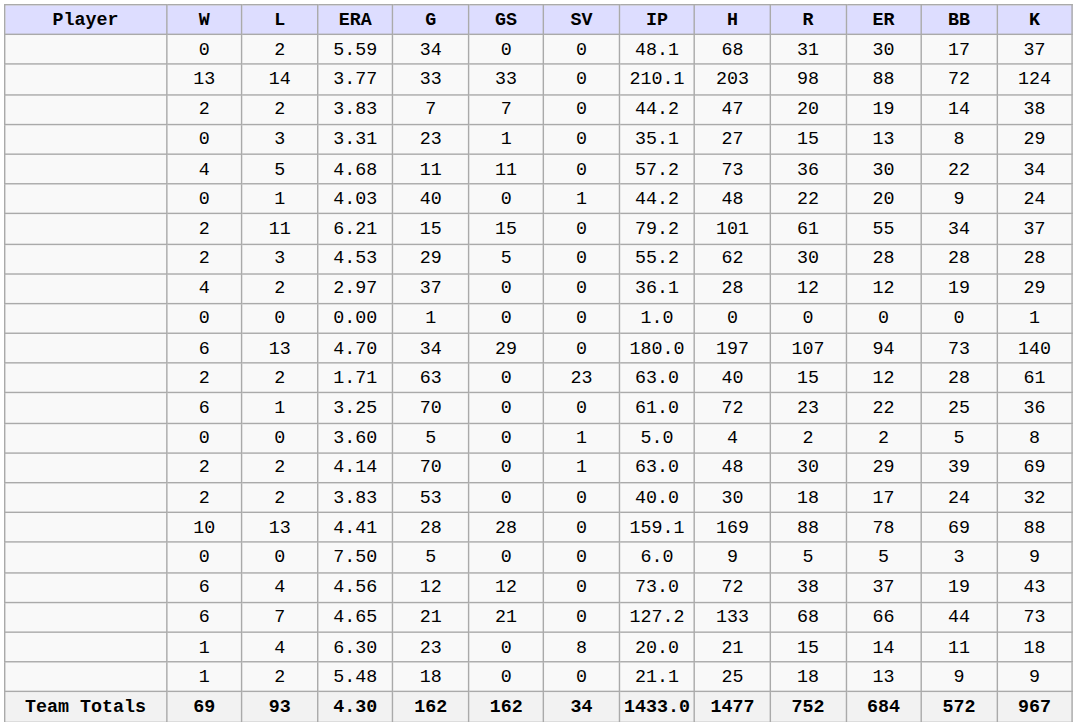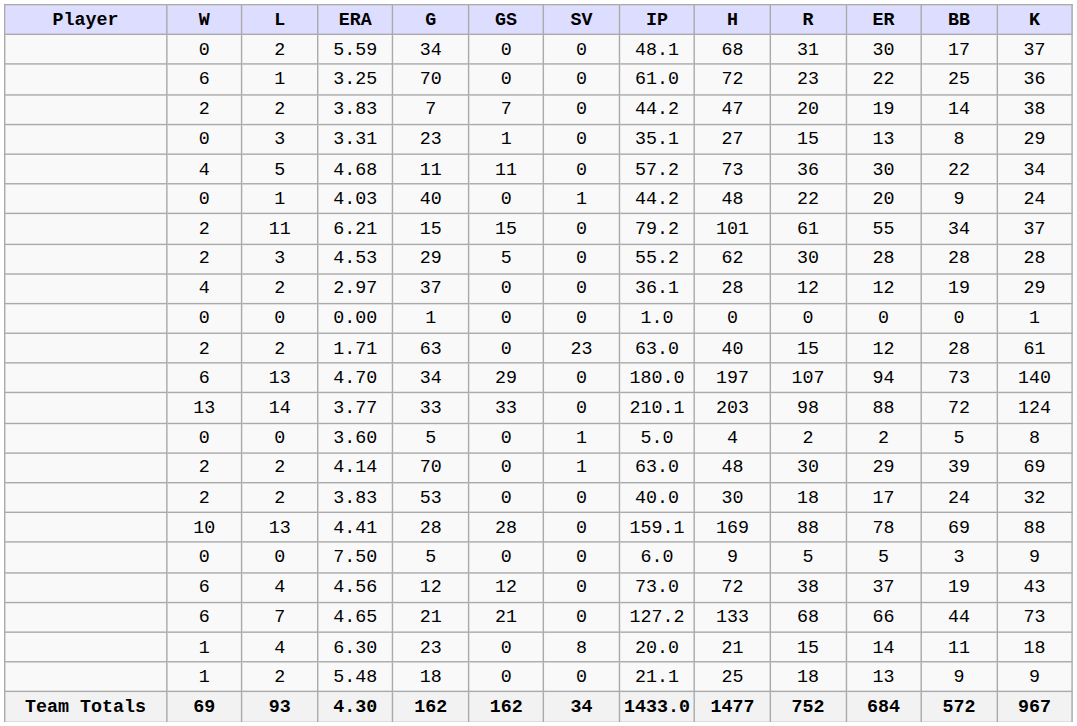rows swapped: (280, 79) <-> (280, 408)
rows swapped: (280, 348) <-> (280, 378)
